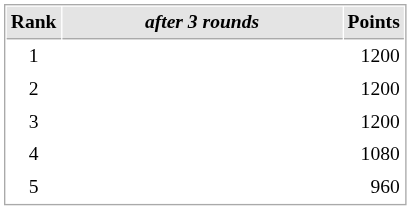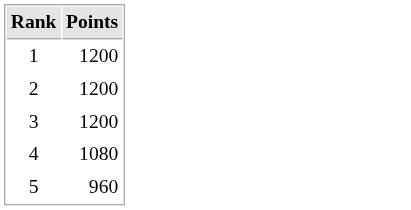- column: (202, 22)
